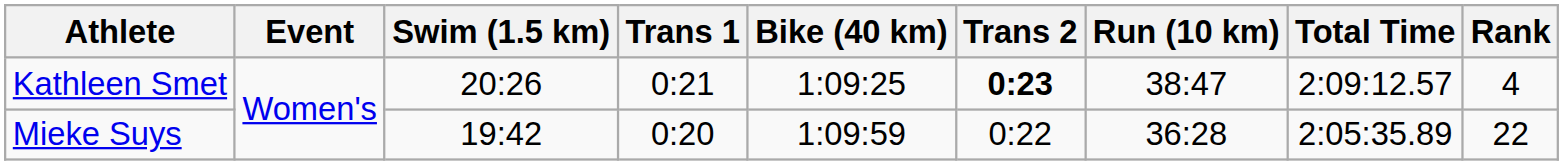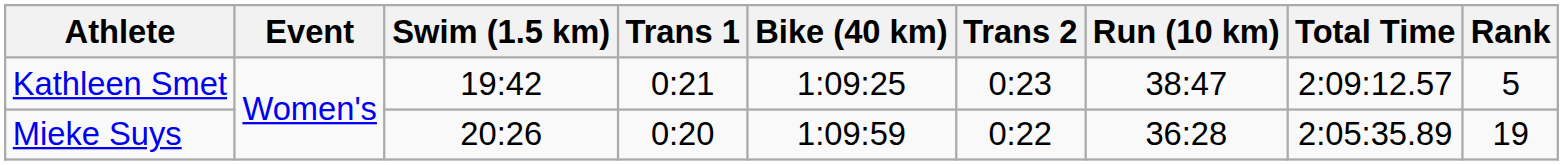(501, 83) 20:26 -> (501, 83) 19:42
(1020, 83) bold -> (1020, 83) normal
(1511, 83) 4 -> (1511, 83) 5
(501, 135) 19:42 -> (501, 135) 20:26
(1511, 135) 22 -> (1511, 135) 19
